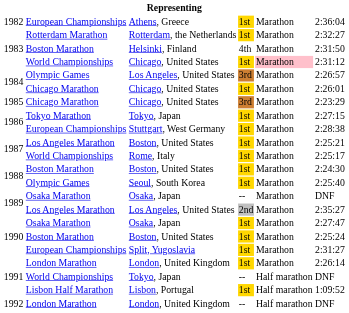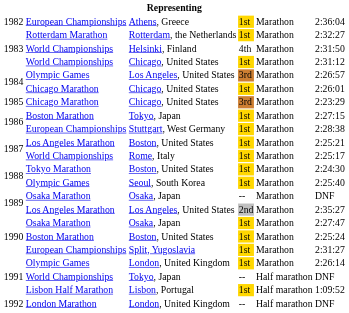(60, 48) Boston Marathon -> (69, 48) World Championships
(275, 62) pink background -> (275, 62) no background
(58, 115) Tokyo Marathon -> (60, 115) Boston Marathon
(60, 169) Boston Marathon -> (58, 169) Tokyo Marathon
(61, 263) London Marathon -> (58, 263) Olympic Games
